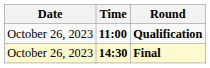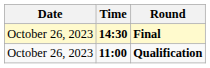rows swapped: (168, 33) <-> (147, 53)
